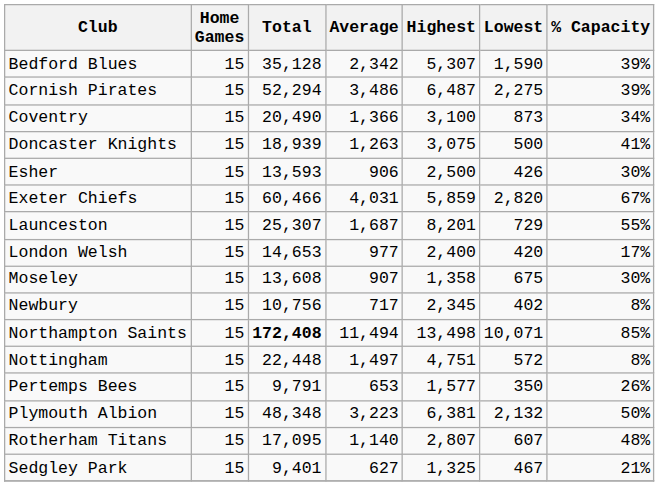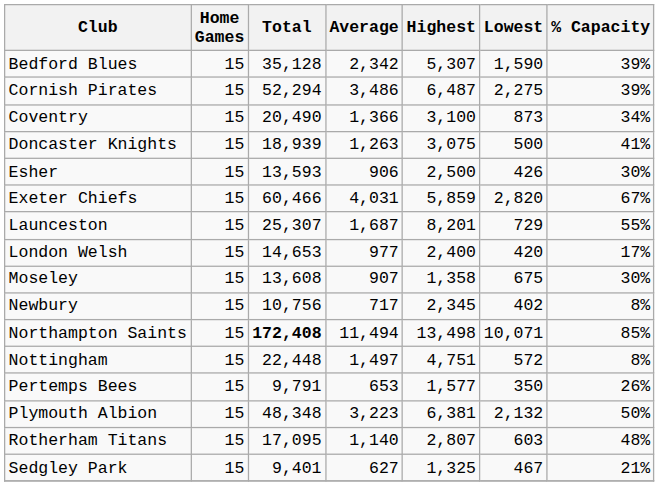(528, 441) 607 -> (528, 441) 603
